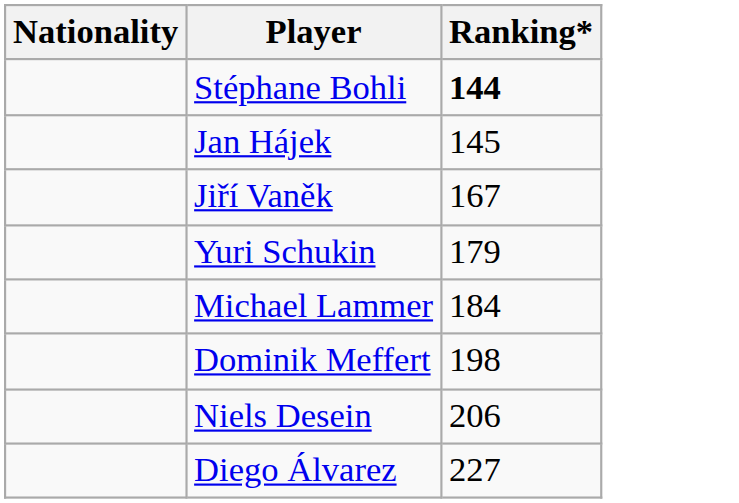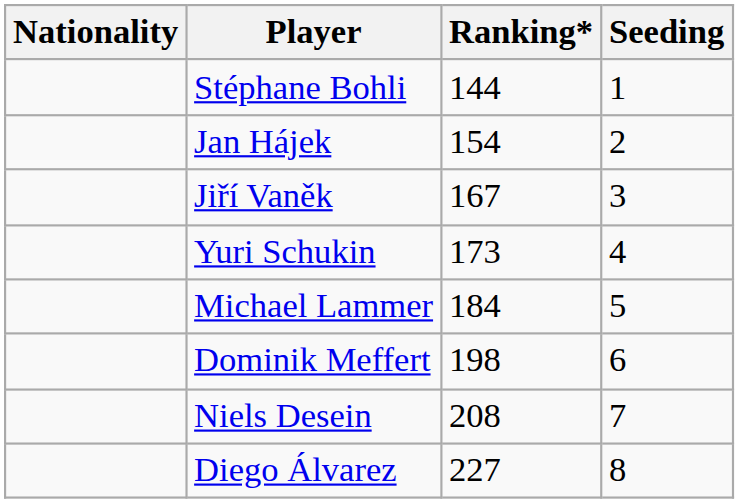+ column: (667, 31)
(475, 86) bold -> (475, 86) normal
(475, 141) 145 -> (475, 141) 154
(475, 251) 179 -> (475, 251) 173
(475, 415) 206 -> (475, 415) 208
